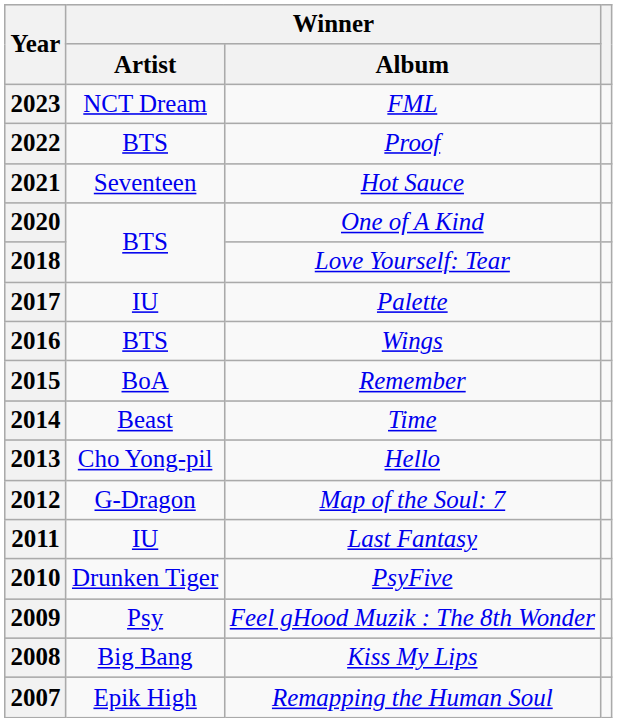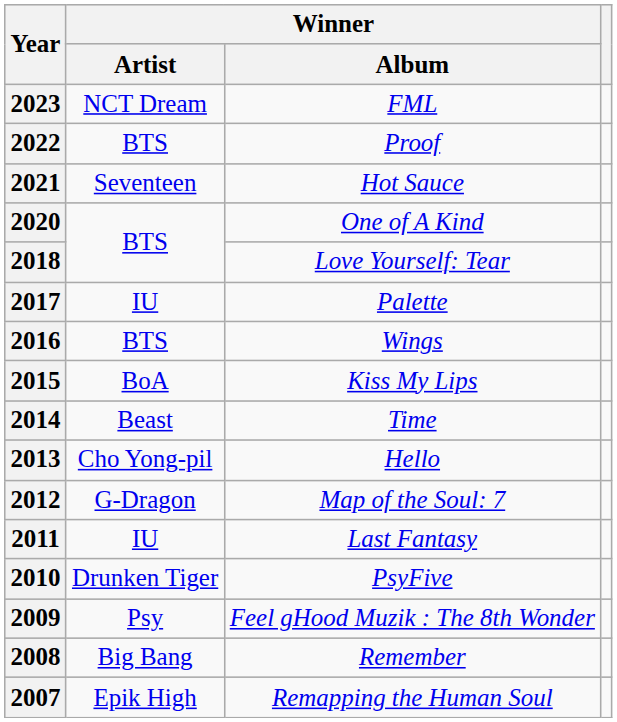(412, 380) Remember -> (412, 380) Kiss My Lips
(412, 657) Kiss My Lips -> (412, 657) Remember
